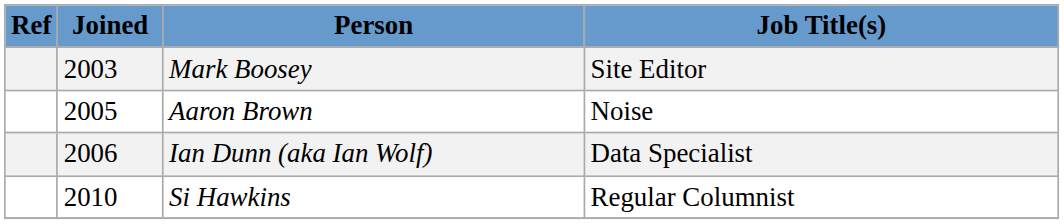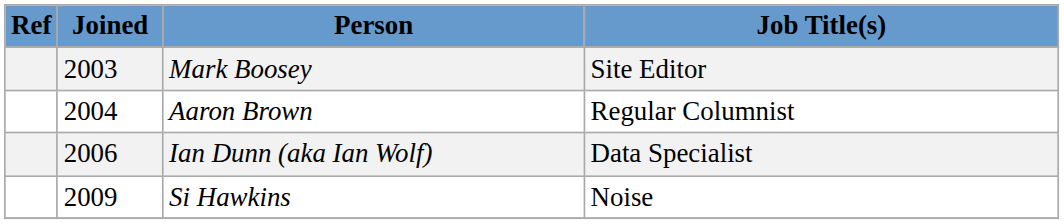(91, 111) 2005 -> (91, 111) 2004
(622, 111) Noise -> (692, 111) Regular Columnist
(91, 196) 2010 -> (91, 196) 2009
(692, 196) Regular Columnist -> (622, 196) Noise
